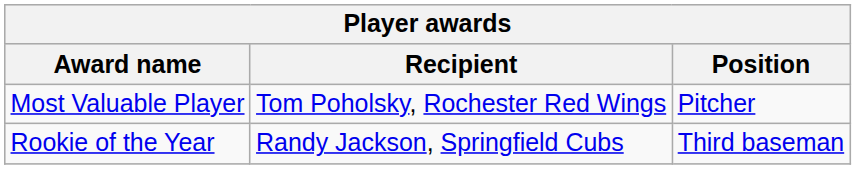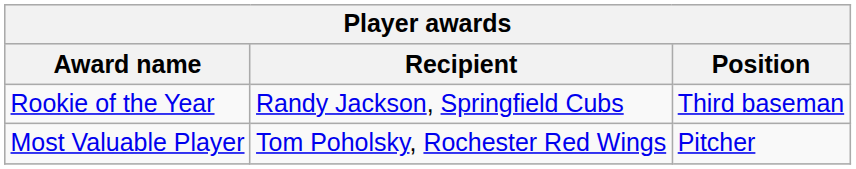rows swapped: (128, 103) <-> (113, 143)
